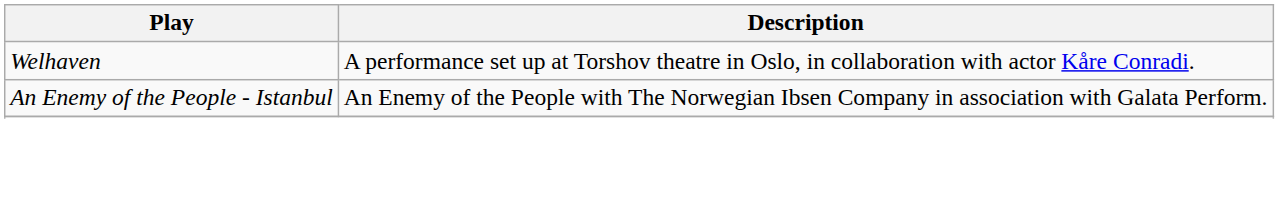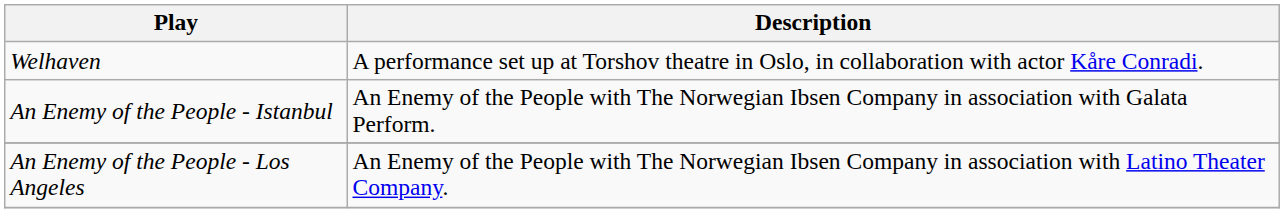+ row: (150, 174)
